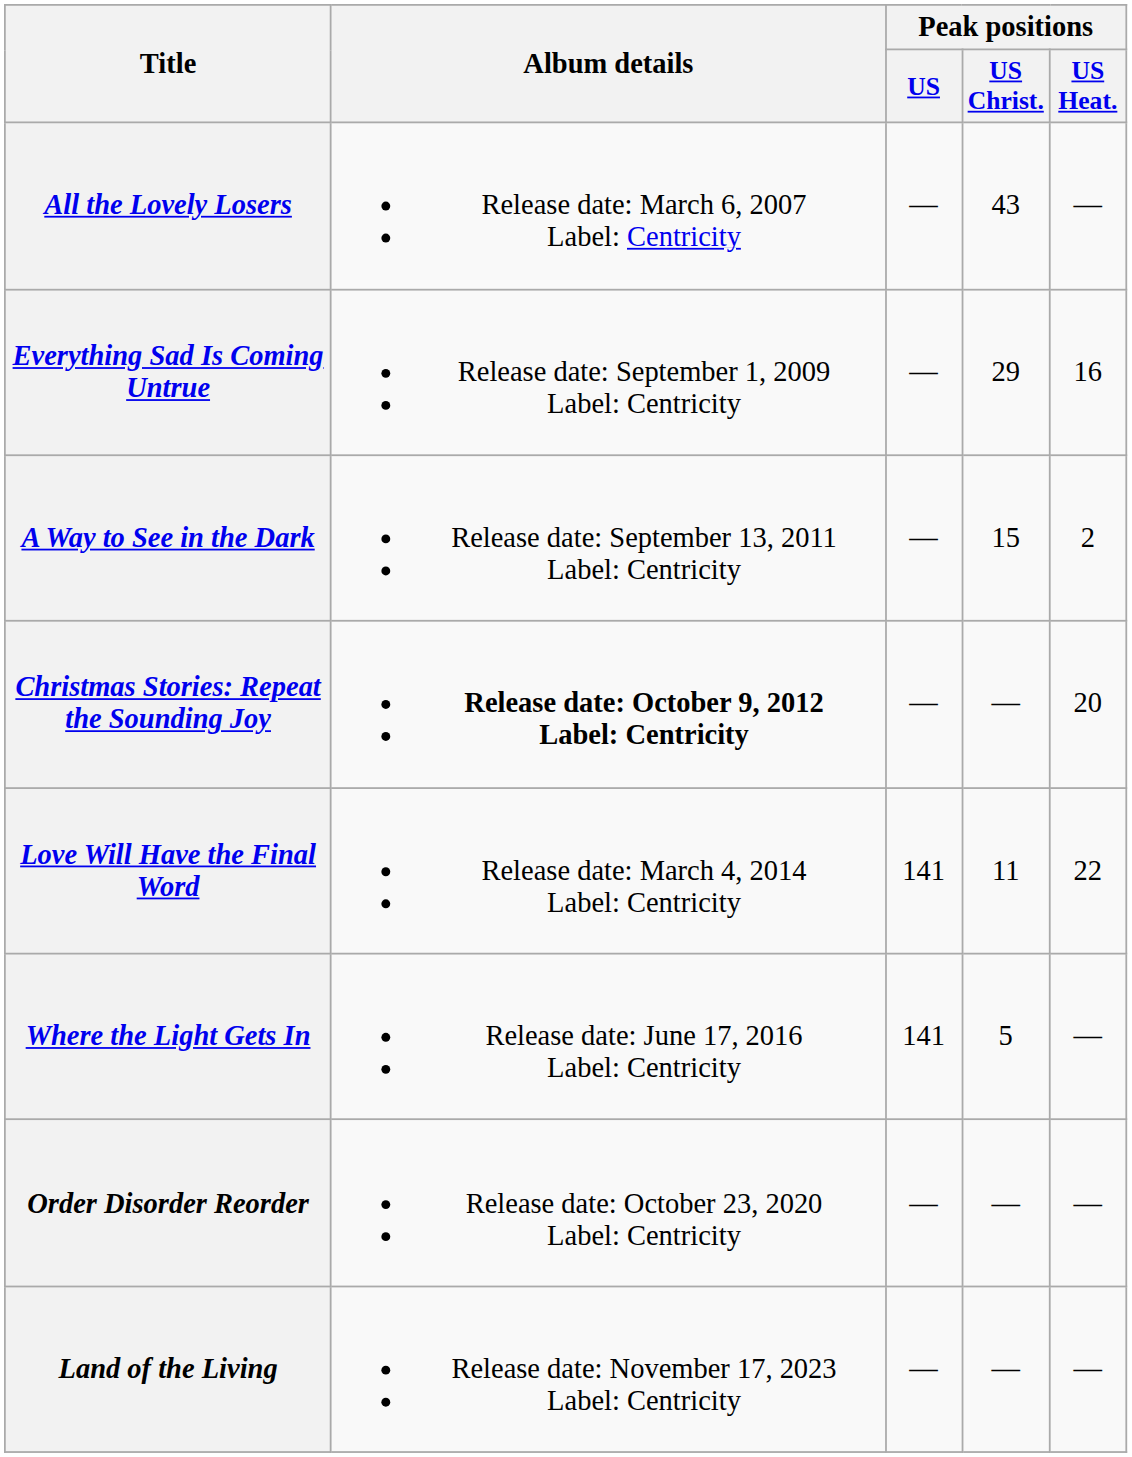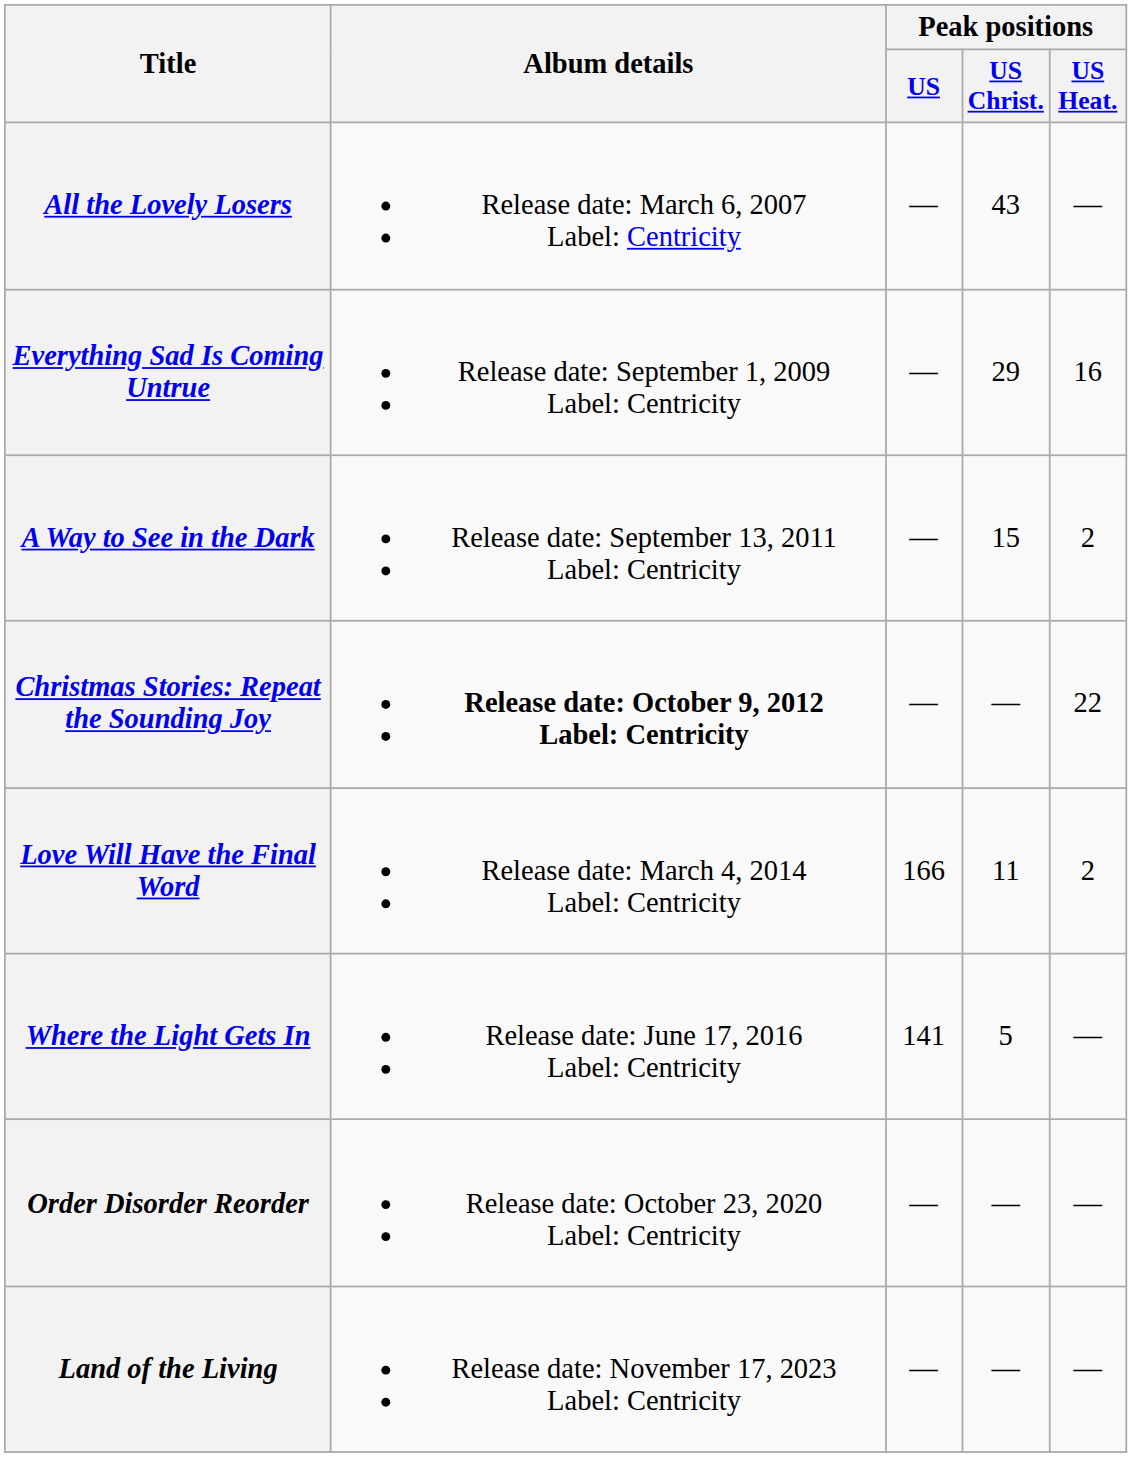(1088, 703) 20 -> (1088, 703) 22
(924, 870) 141 -> (924, 870) 166
(1088, 870) 22 -> (1088, 870) 2
